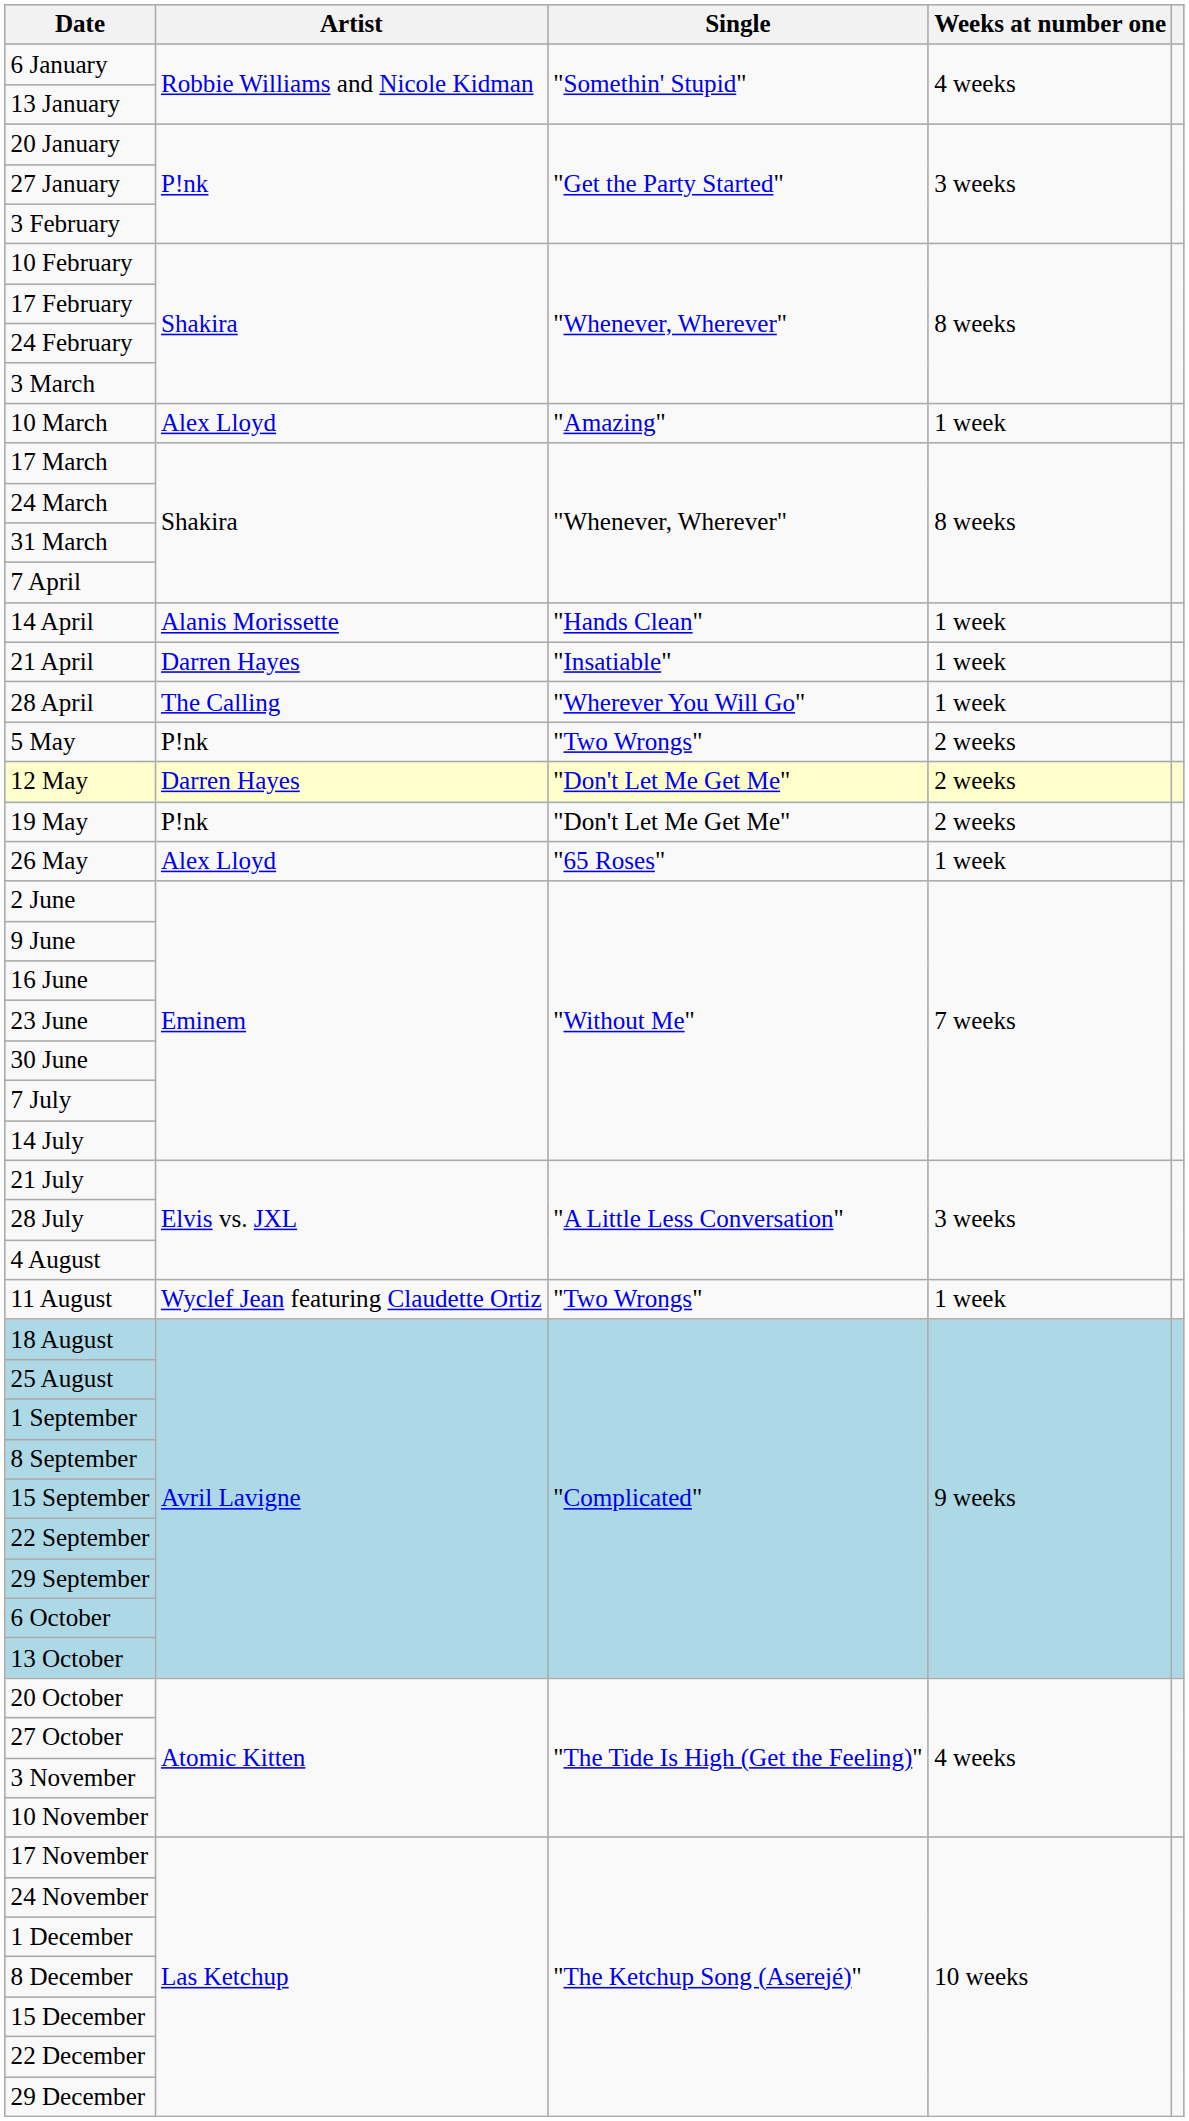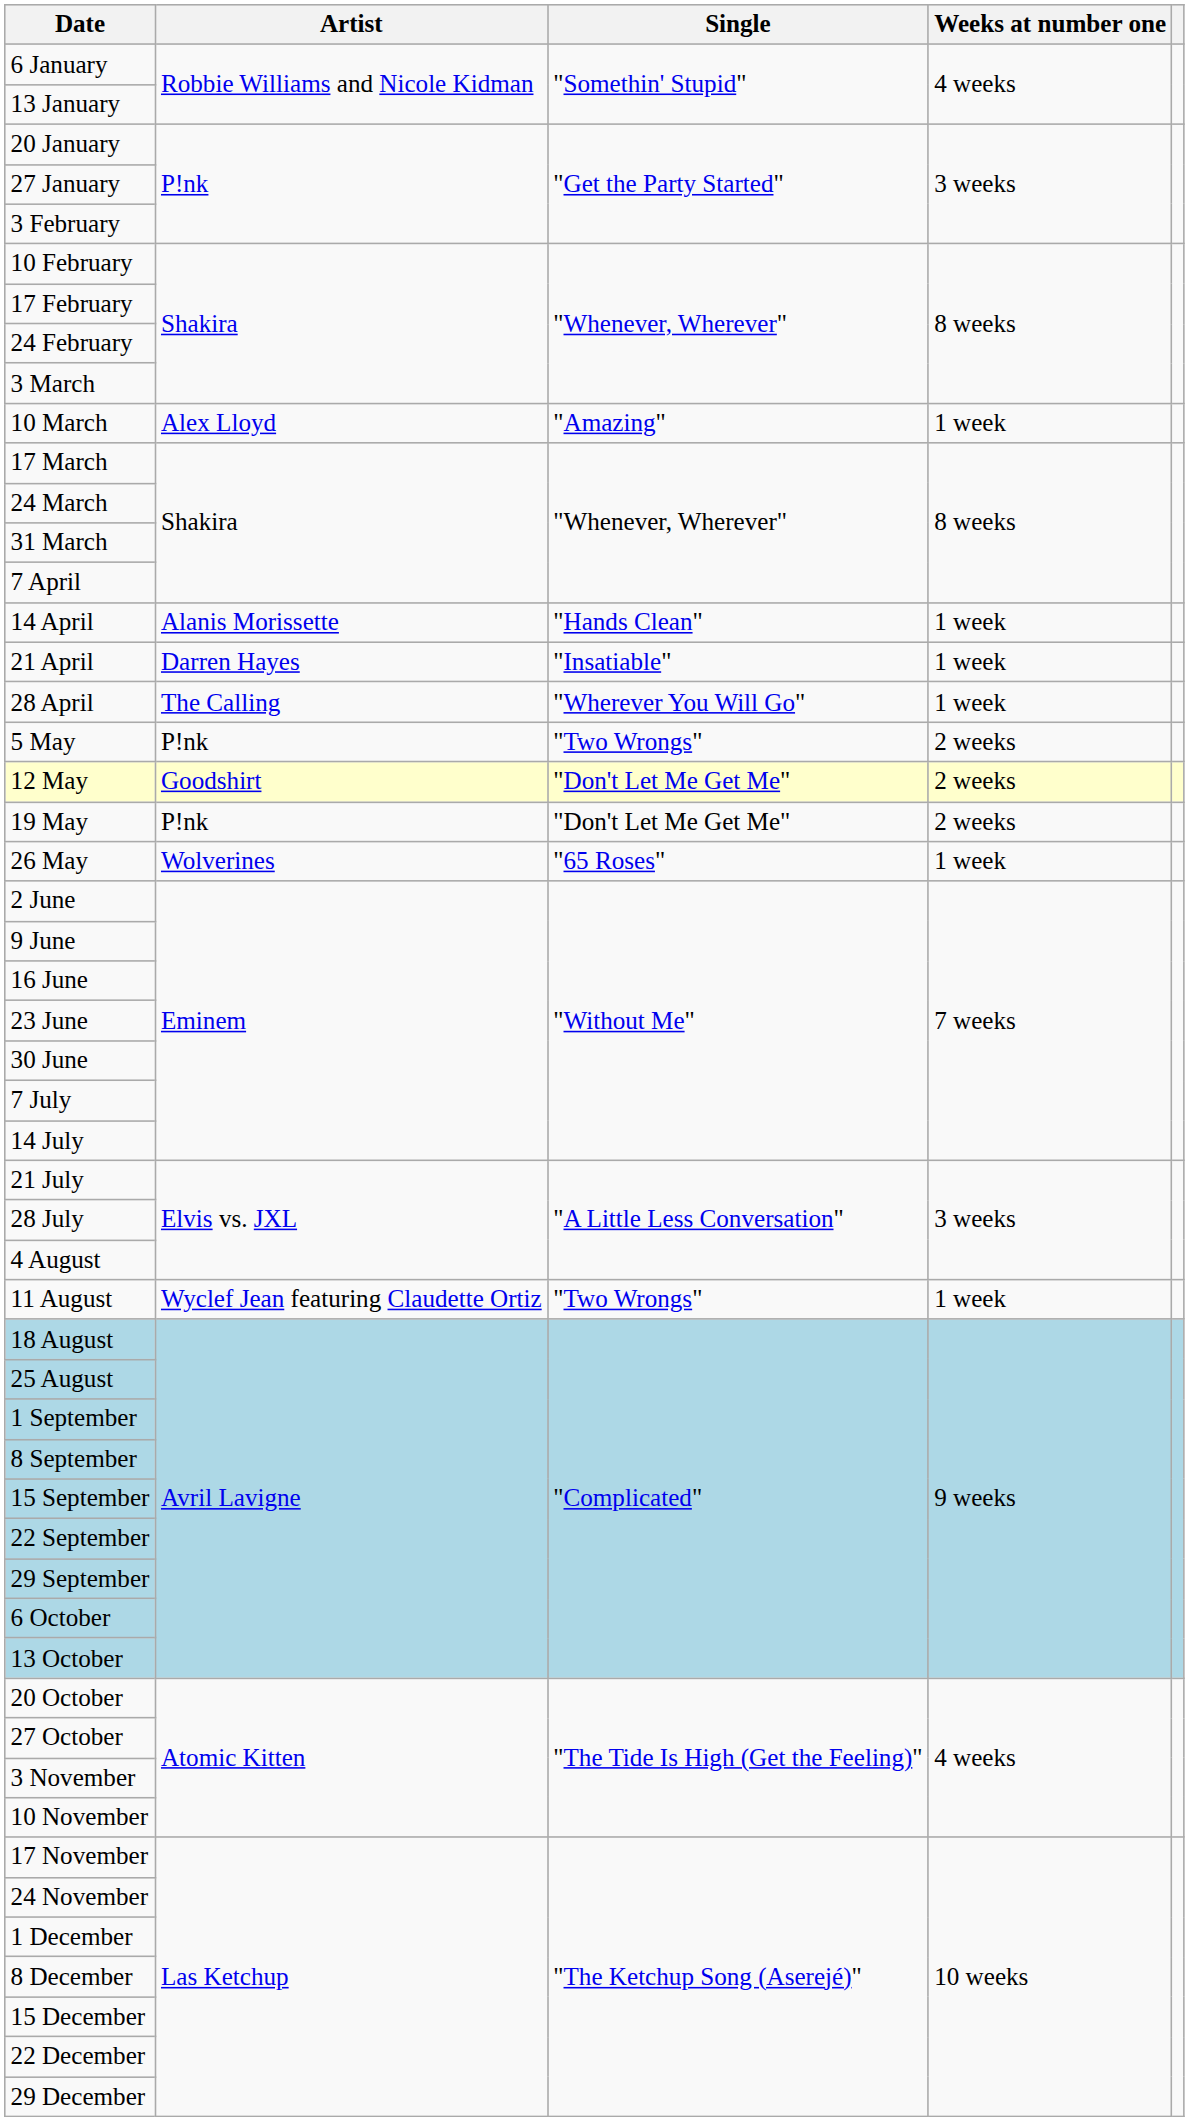(230, 781) Darren Hayes -> (211, 781) Goodshirt
(219, 861) Alex Lloyd -> (218, 861) Wolverines
